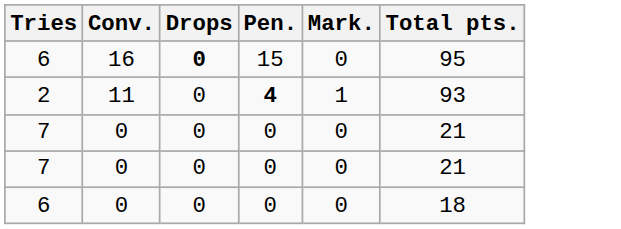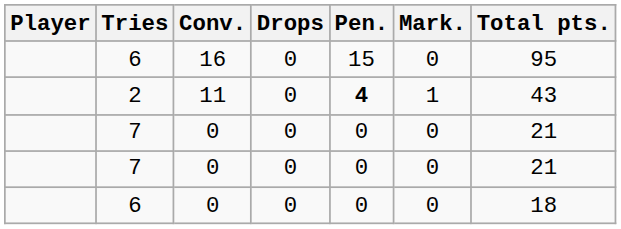+ column: (50, 23)
(199, 60) bold -> (290, 60) normal
(453, 96) 93 -> (544, 96) 43
